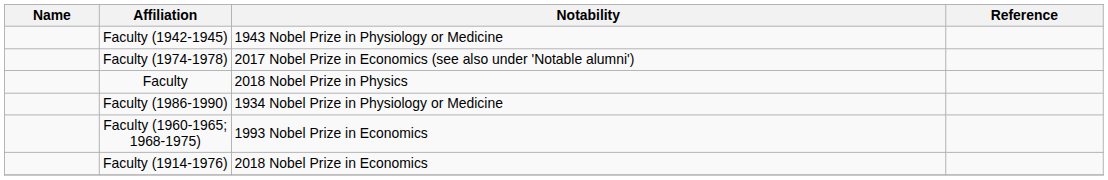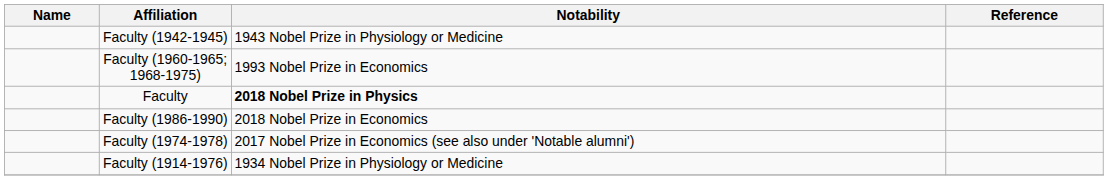rows swapped: (165, 133) <-> (165, 59)
(321, 81) normal -> (326, 97) bold
(369, 103) 1934 Nobel Prize in Physiology or Medicine -> (331, 119) 2018 Nobel Prize in Economics
(331, 163) 2018 Nobel Prize in Economics -> (369, 163) 1934 Nobel Prize in Physiology or Medicine
